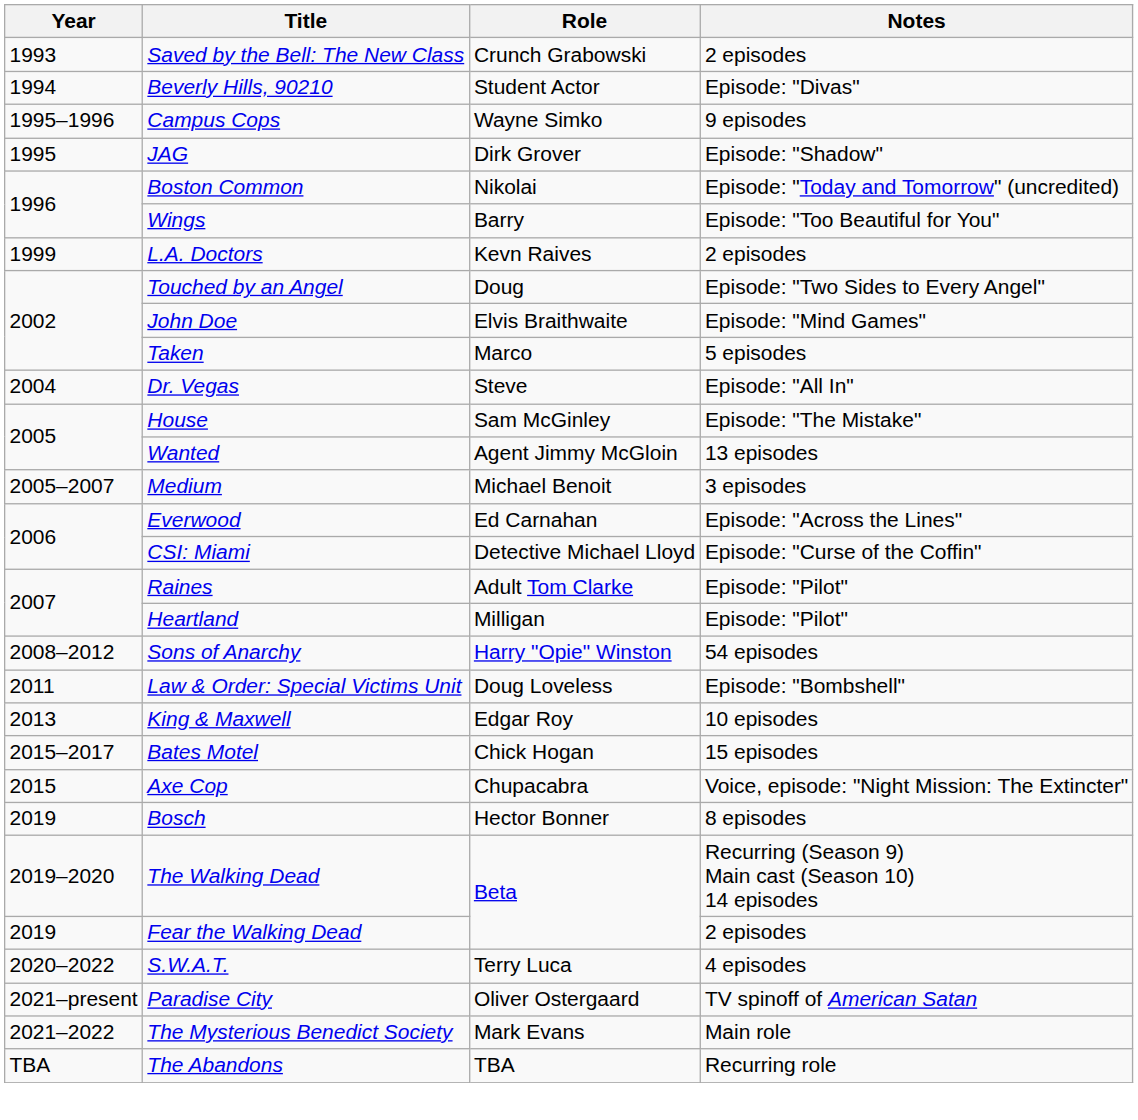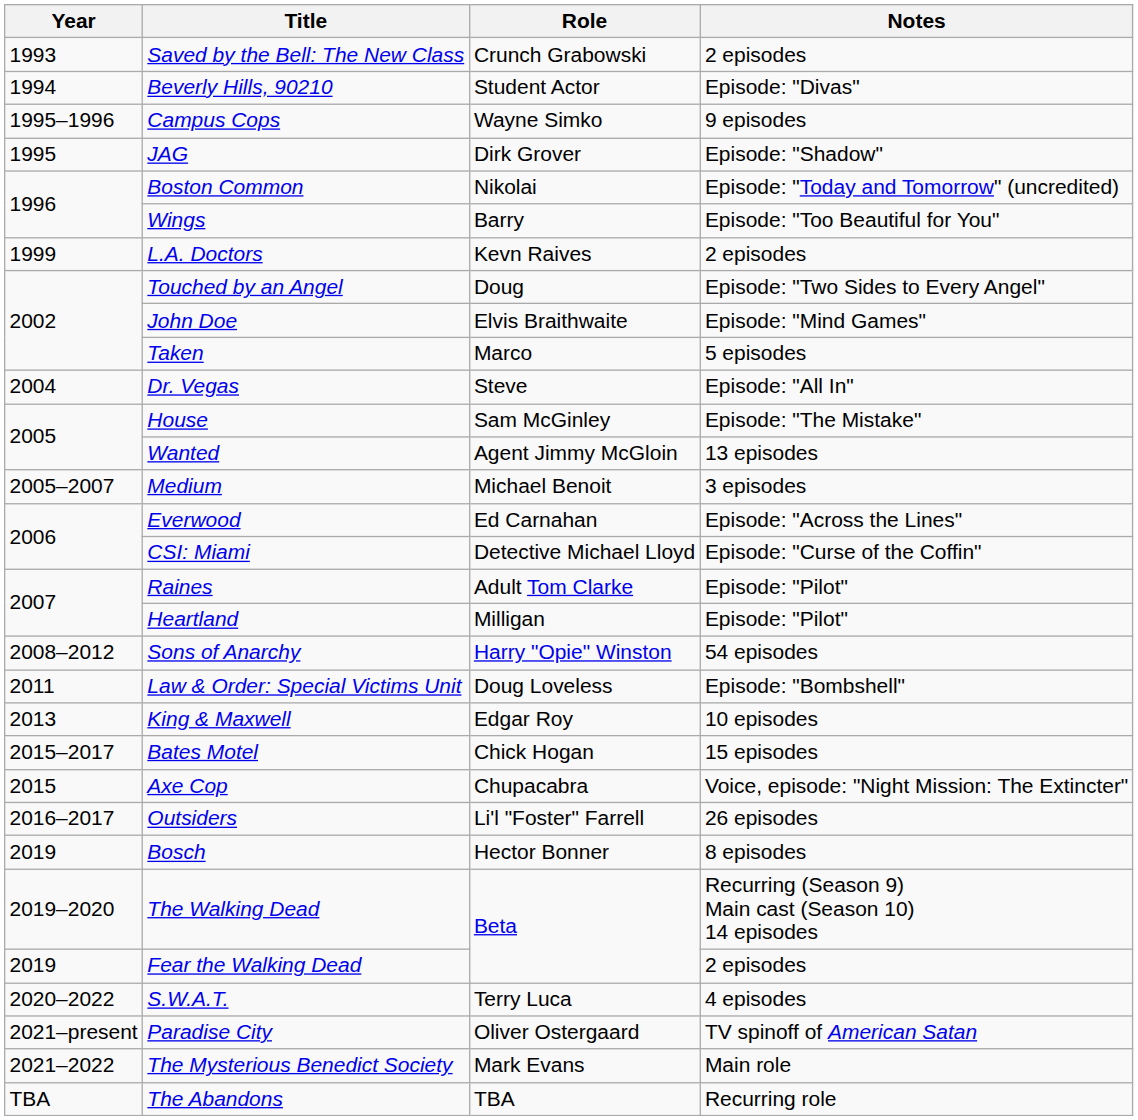+ row: (192, 818)
